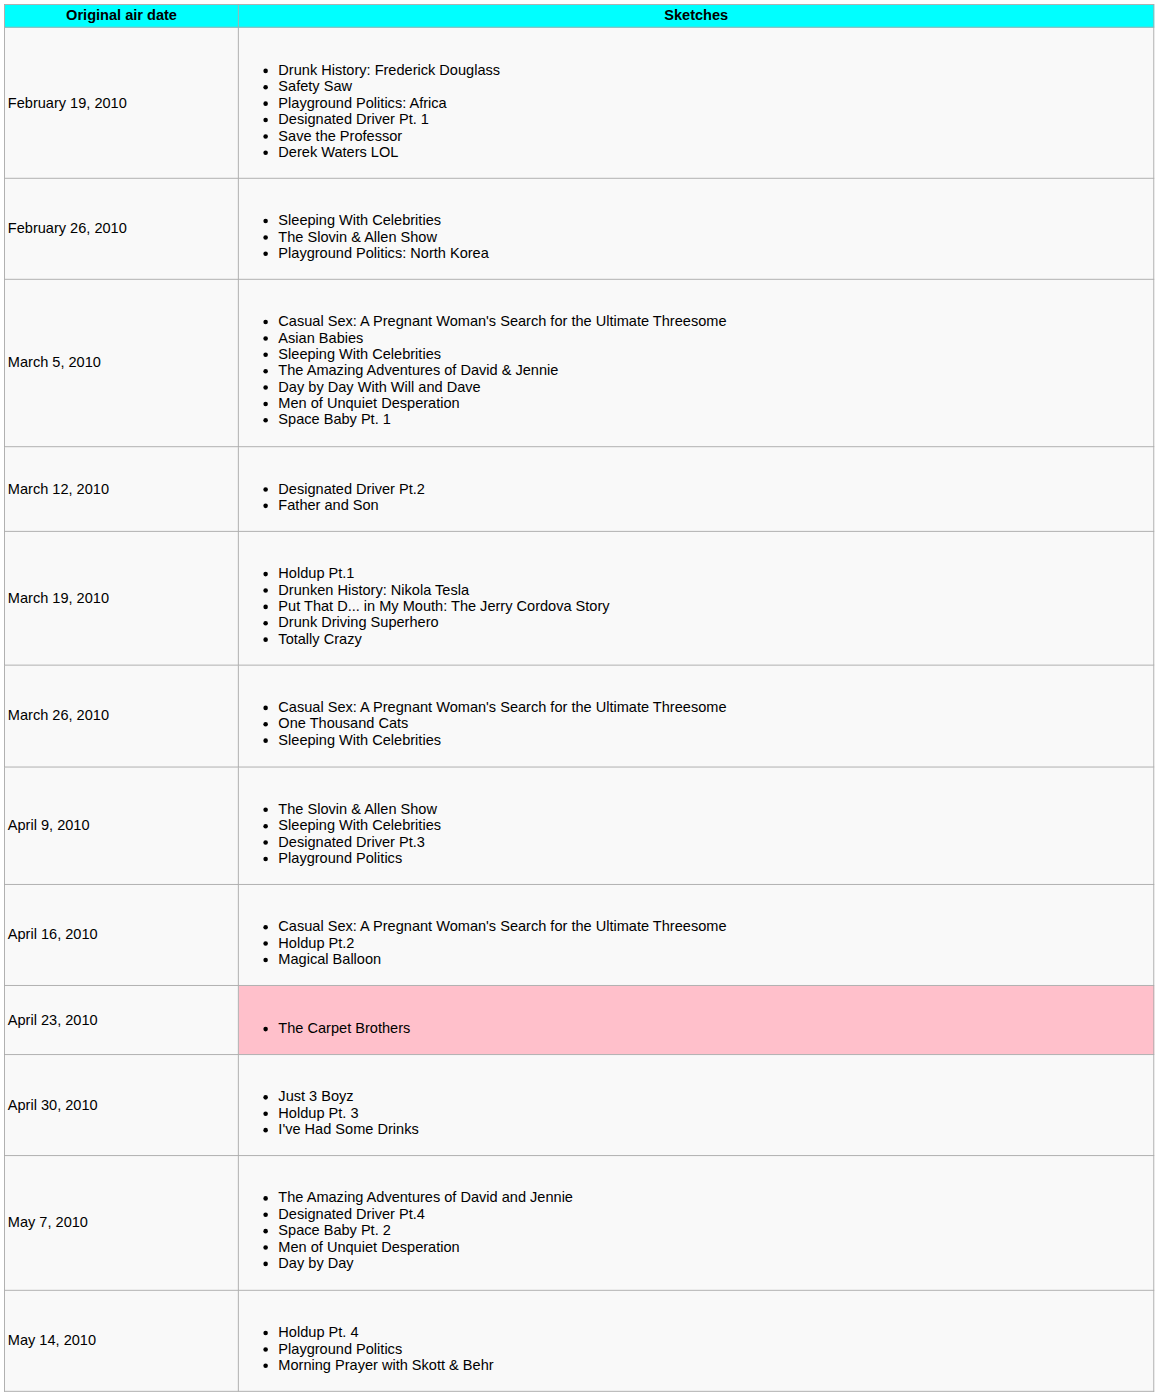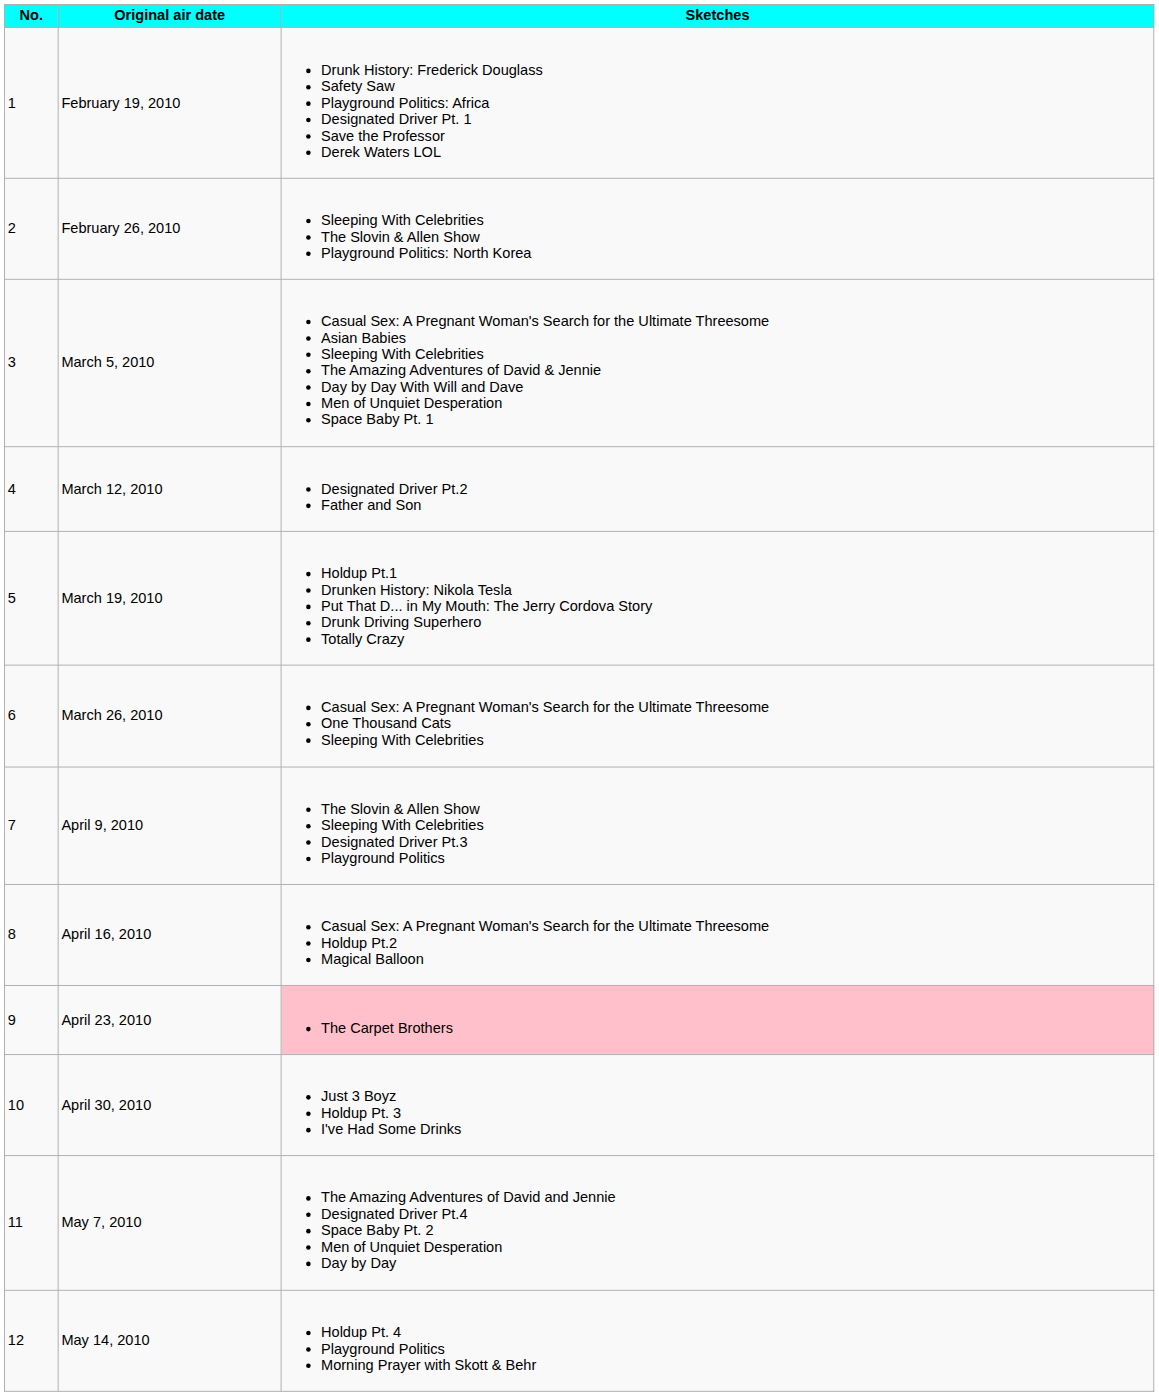+ column: (31, 16)
